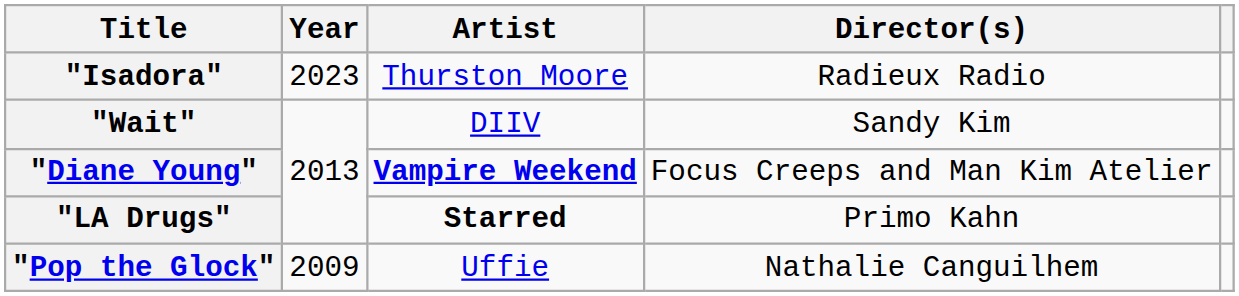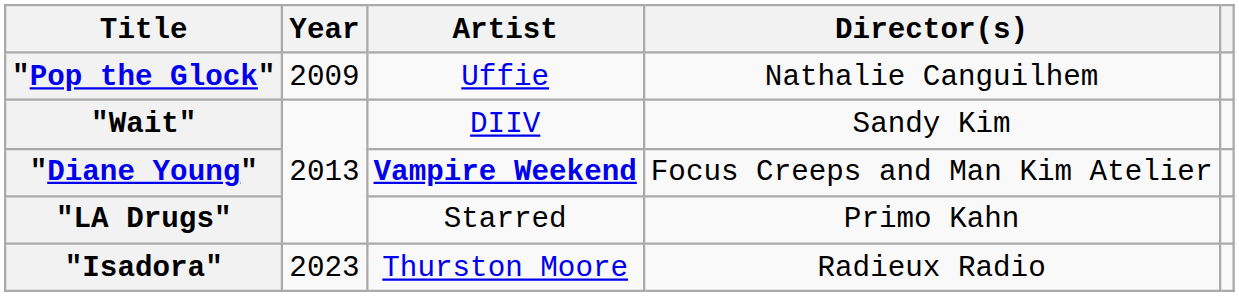rows swapped: (144, 267) <-> (144, 77)
(505, 220) bold -> (505, 220) normal
